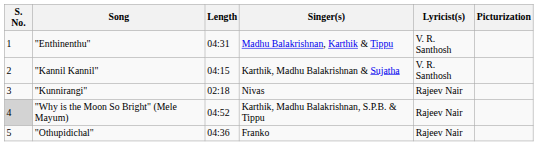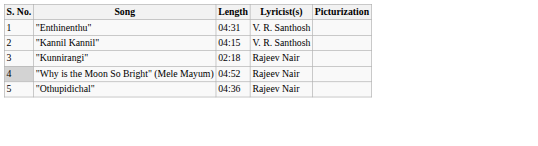- column: (326, 17)
